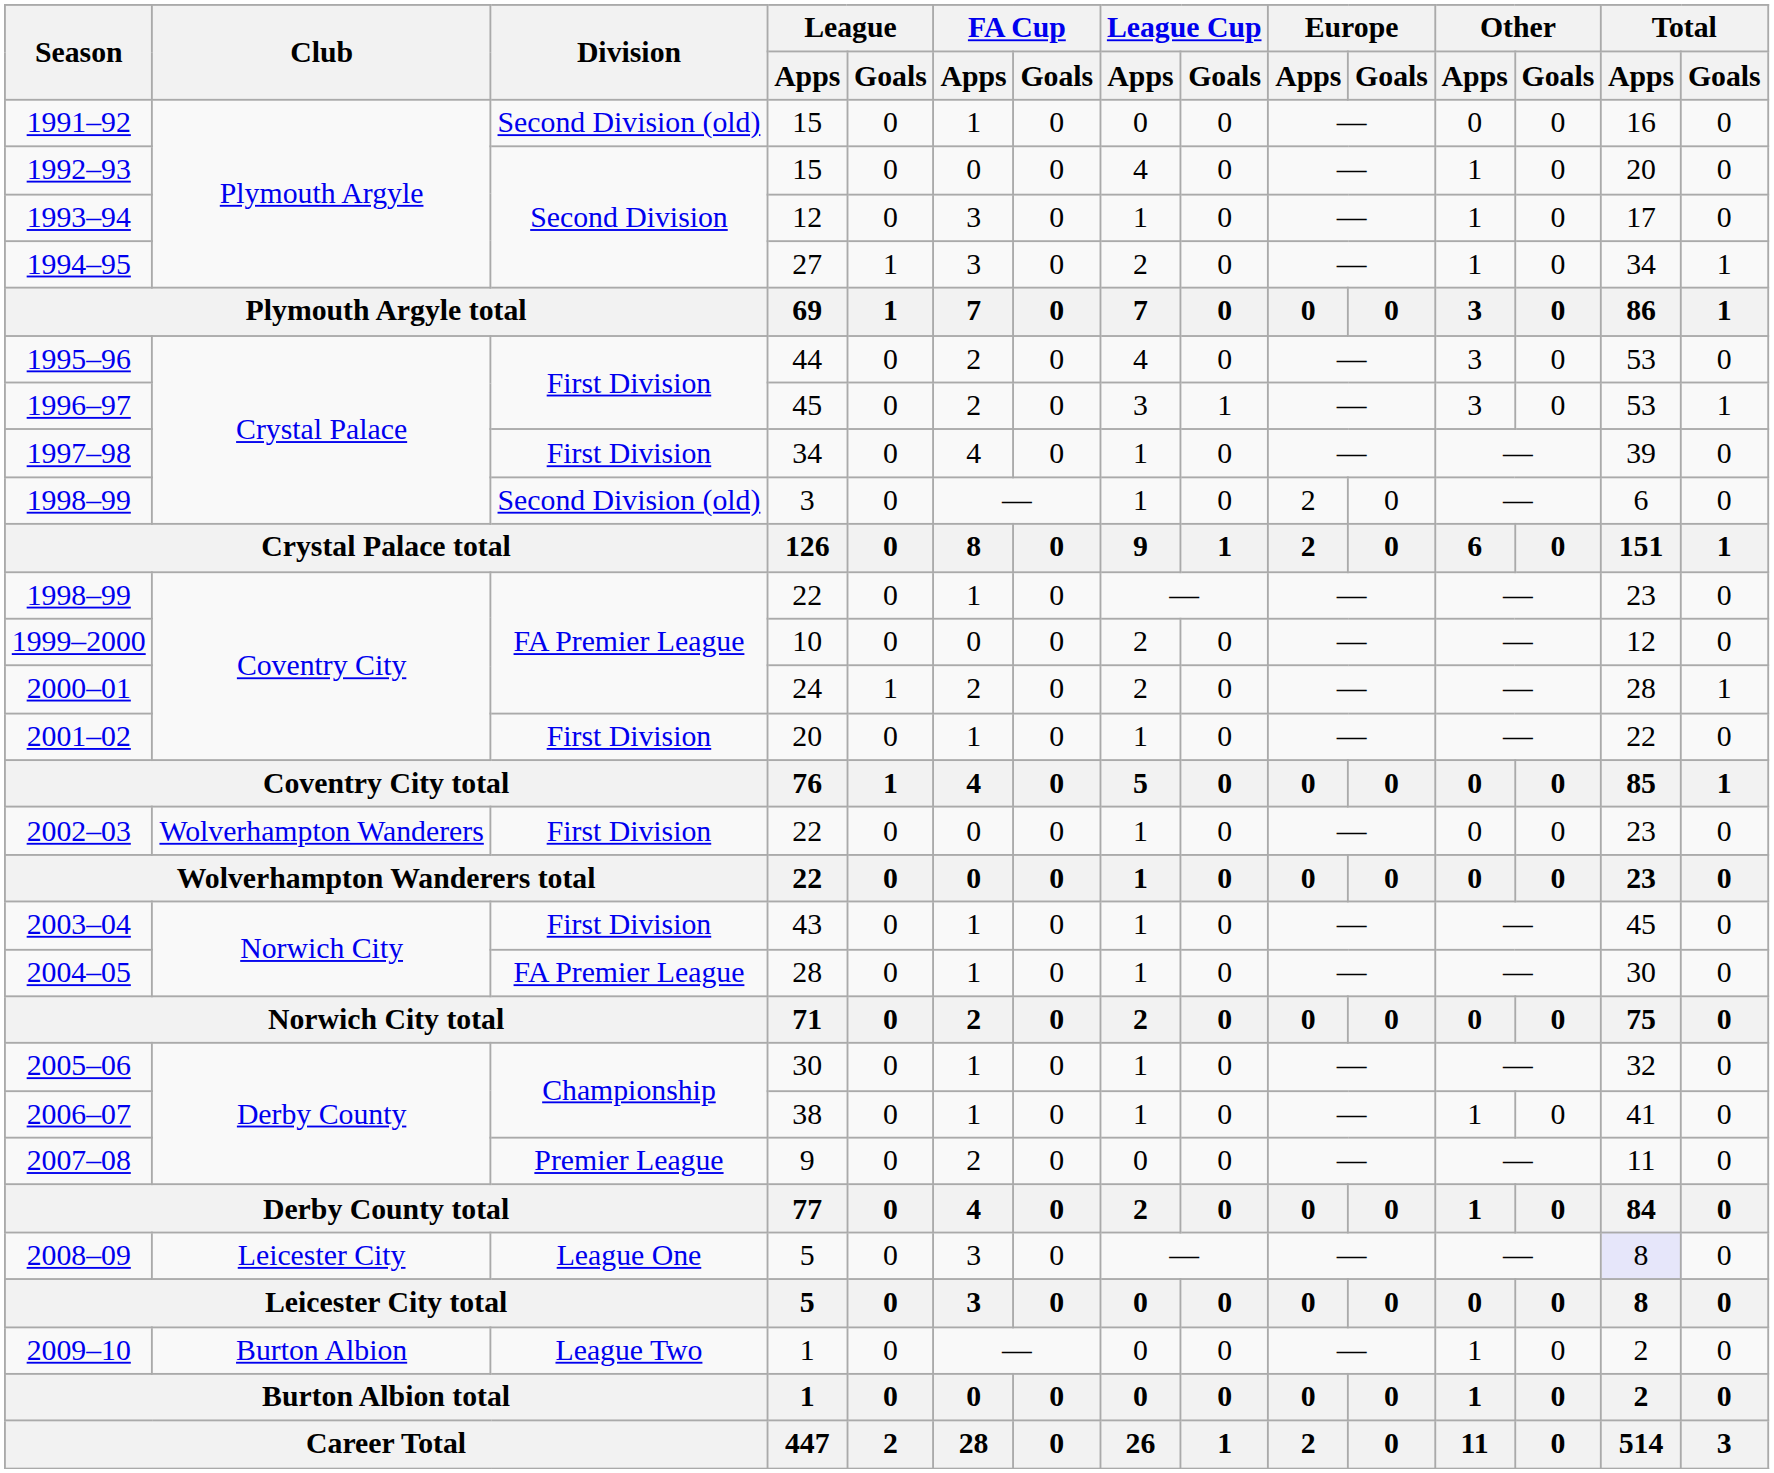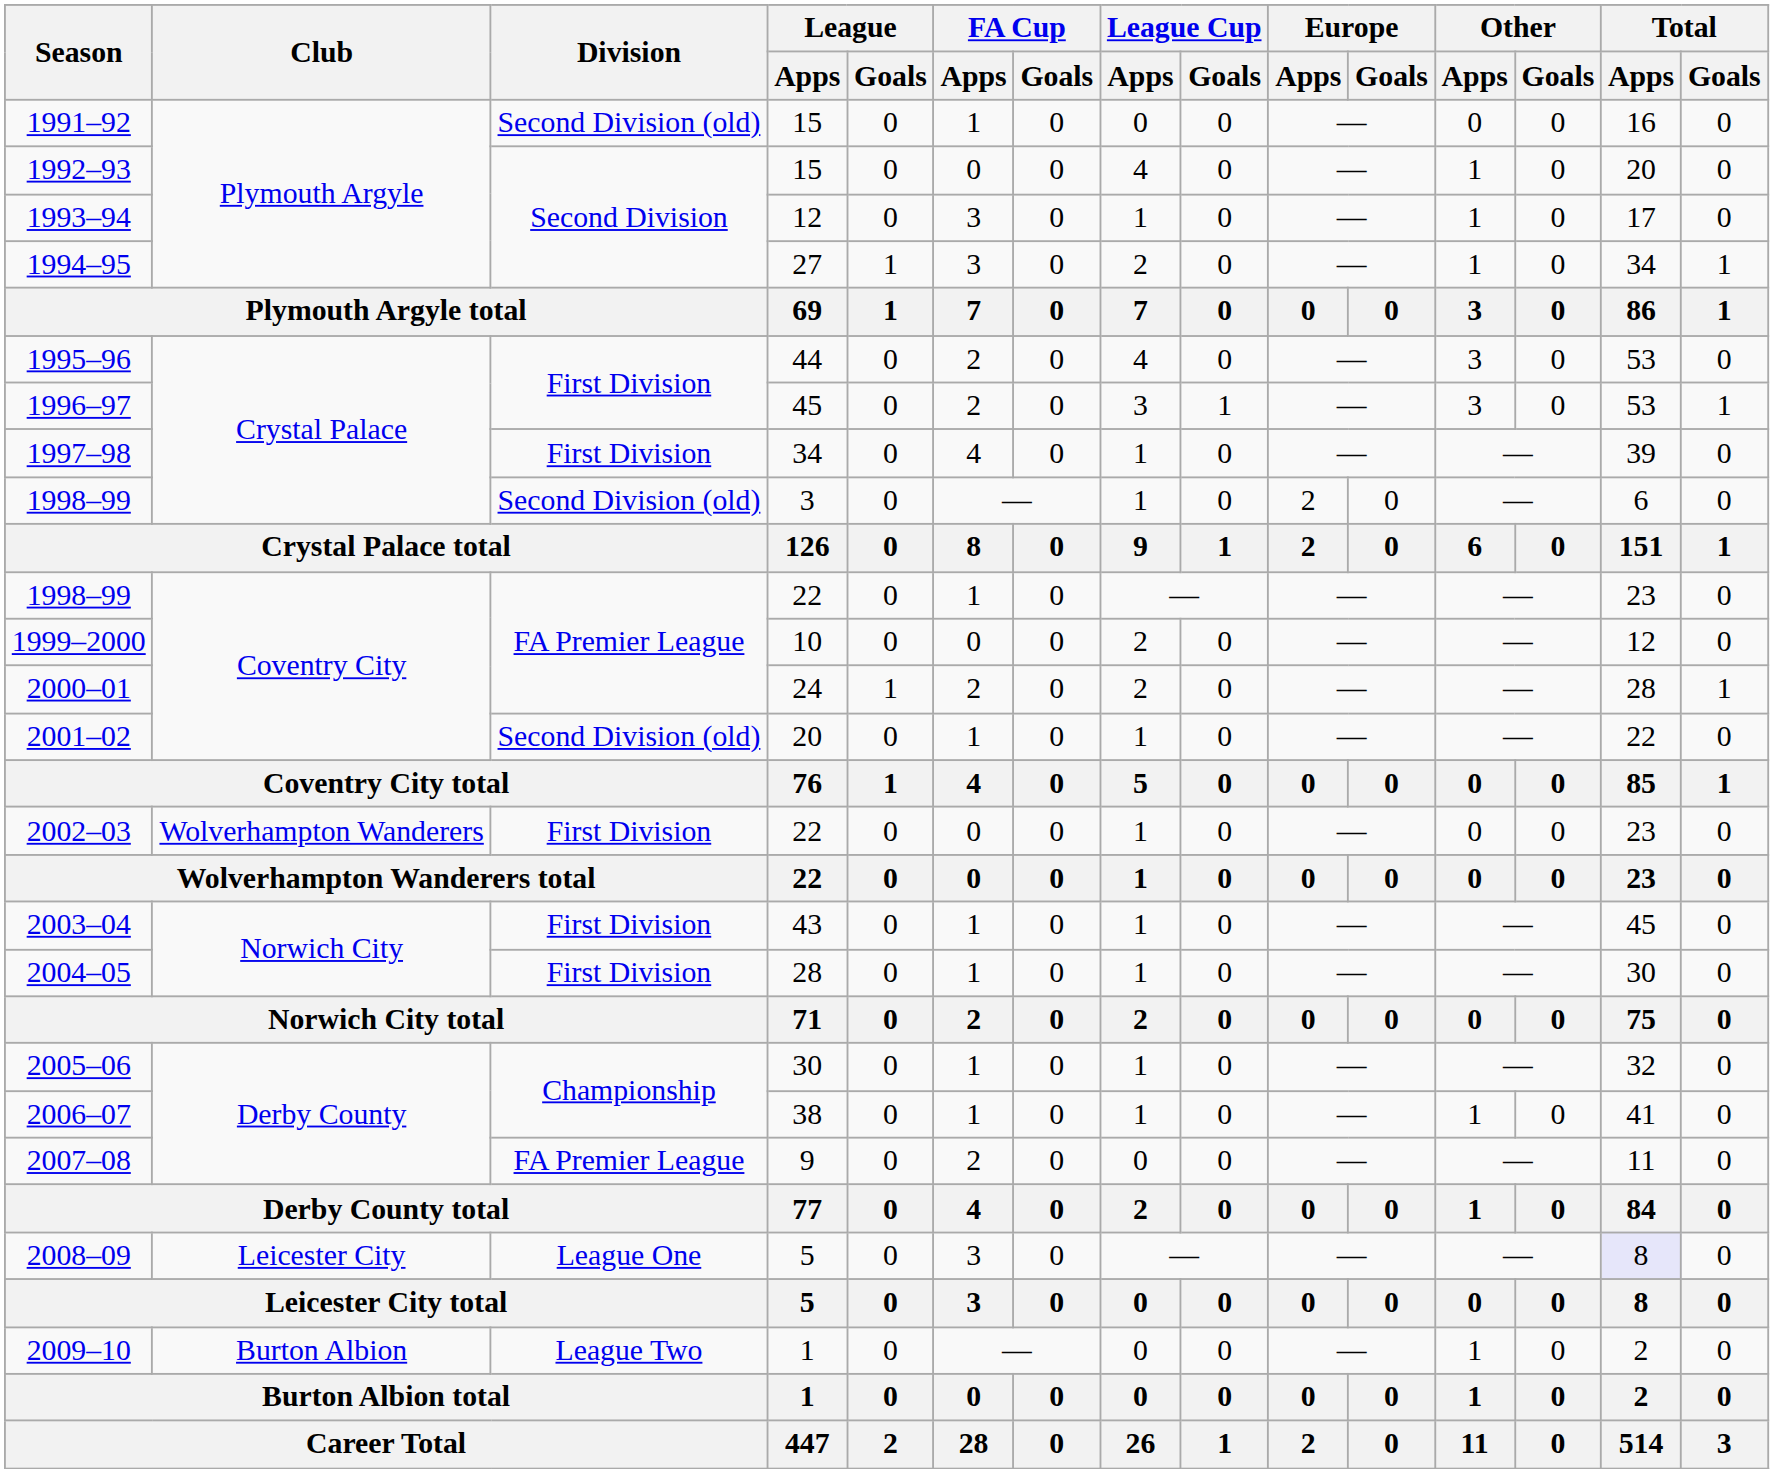(629, 736) First Division -> (629, 736) Second Division (old)
(629, 972) FA Premier League -> (629, 972) First Division
(629, 1160) Premier League -> (629, 1160) FA Premier League
